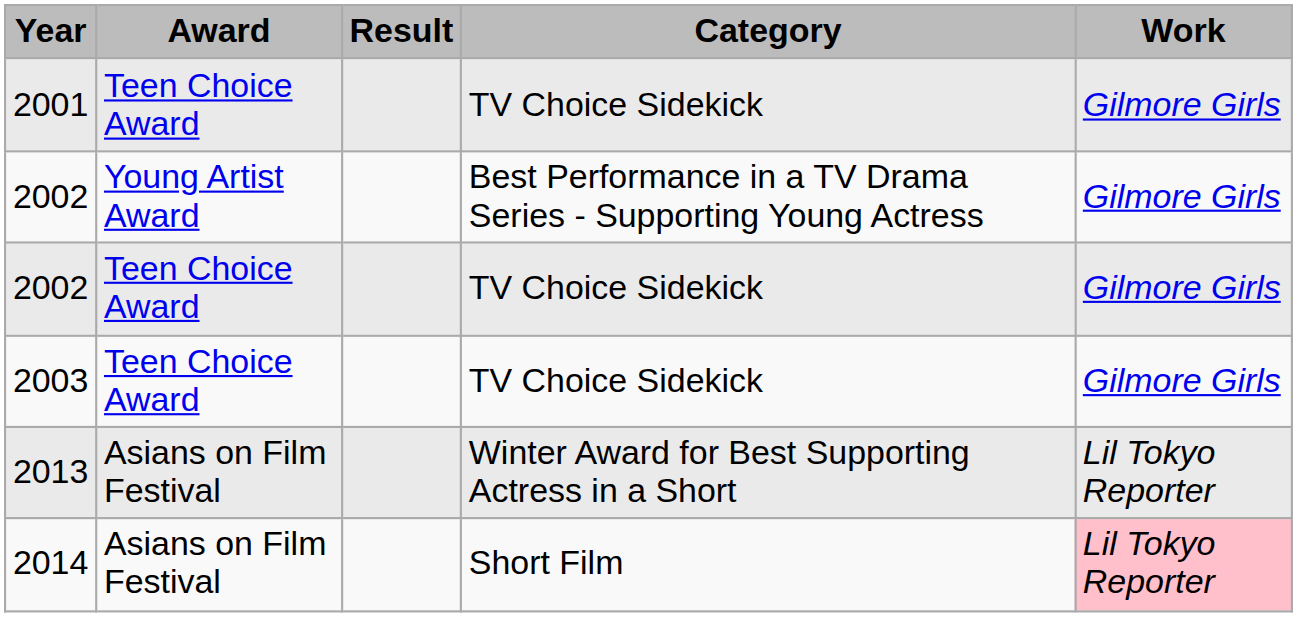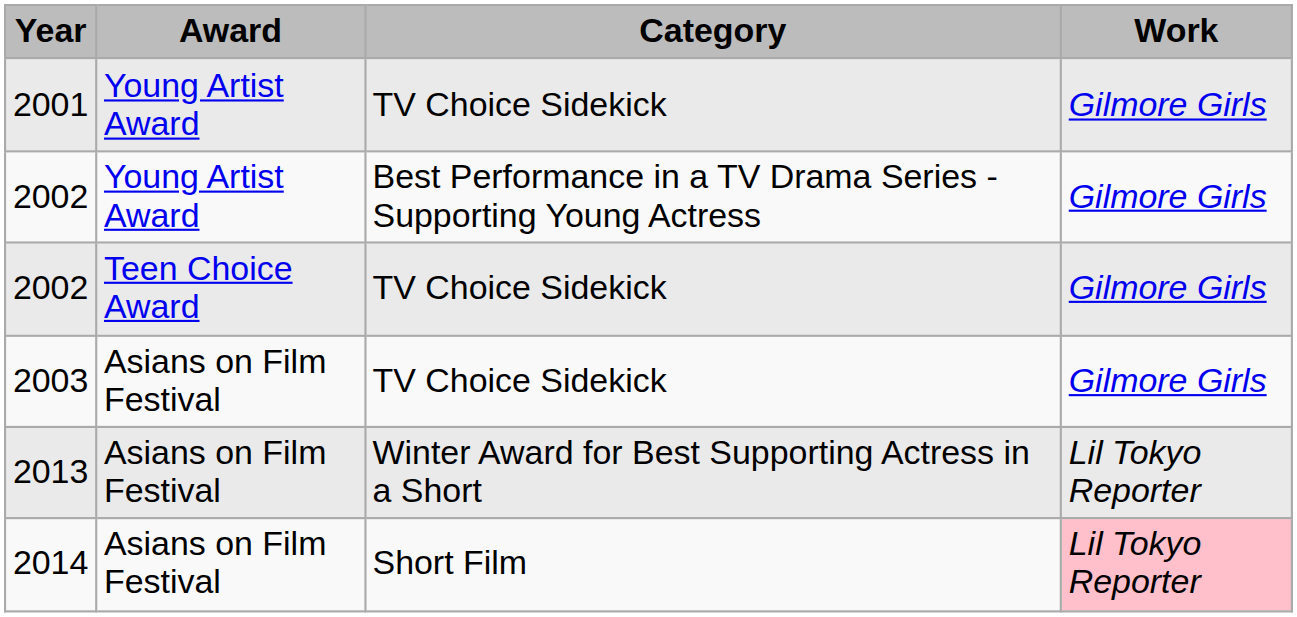- column: (401, 31)
(198, 104) Teen Choice Award -> (194, 104) Young Artist Award
(198, 380) Teen Choice Award -> (215, 380) Asians on Film Festival
